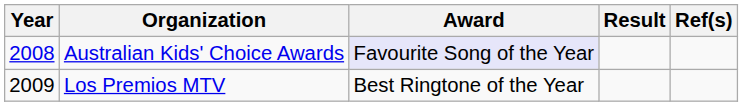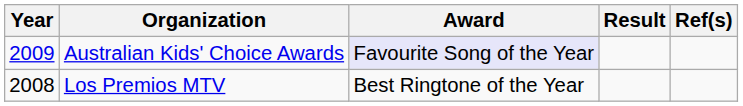(32, 52) 2008 -> (32, 52) 2009
(32, 85) 2009 -> (32, 85) 2008
